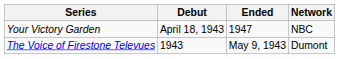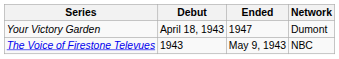(302, 29) NBC -> (309, 29) Dumont
(309, 45) Dumont -> (302, 45) NBC
